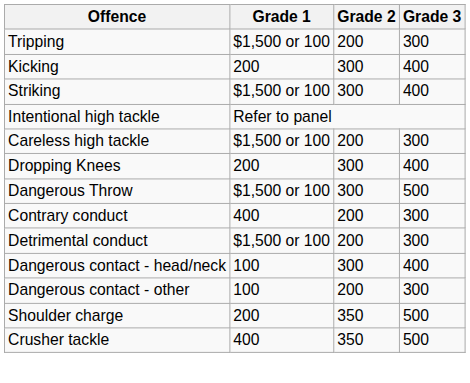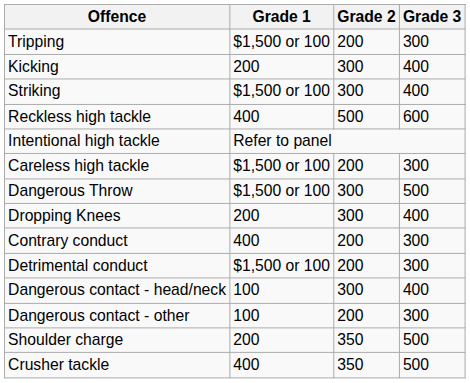+ row: (80, 116)
rows swapped: (64, 166) <-> (70, 191)
